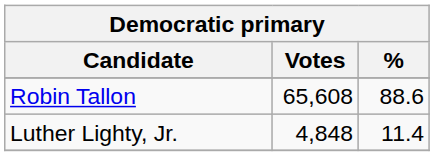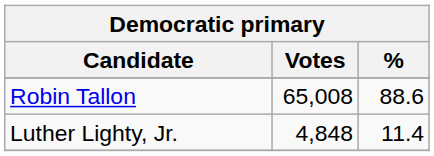(318, 97) 65,608 -> (318, 97) 65,008
